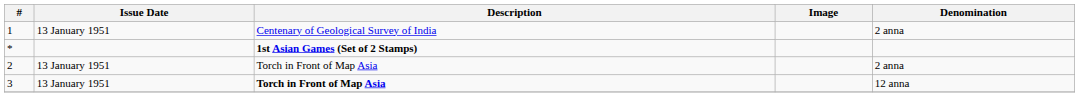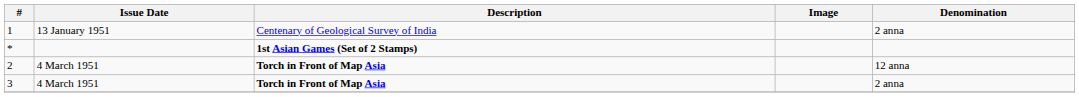(73, 65) 13 January 1951 -> (68, 65) 4 March 1951
(317, 65) normal -> (321, 65) bold
(889, 65) 2 anna -> (892, 65) 12 anna
(73, 83) 13 January 1951 -> (68, 83) 4 March 1951
(892, 83) 12 anna -> (889, 83) 2 anna
